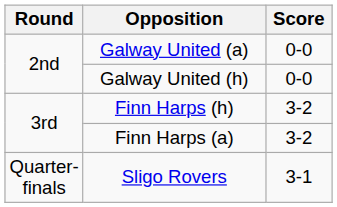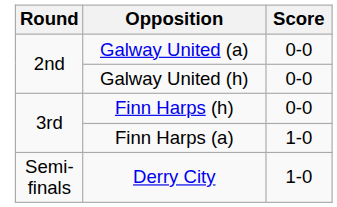(299, 108) 3-2 -> (299, 108) 0-0
(299, 137) 3-2 -> (299, 137) 1-0
- row: (174, 177)
+ row: (174, 177)
